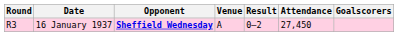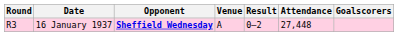(296, 25) 27,450 -> (296, 25) 27,448
